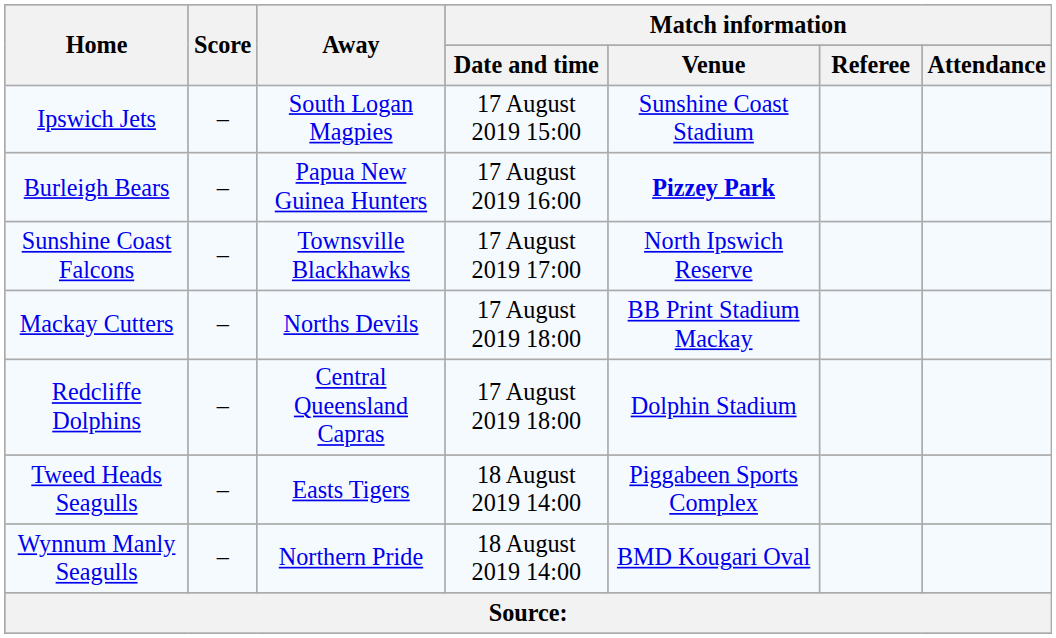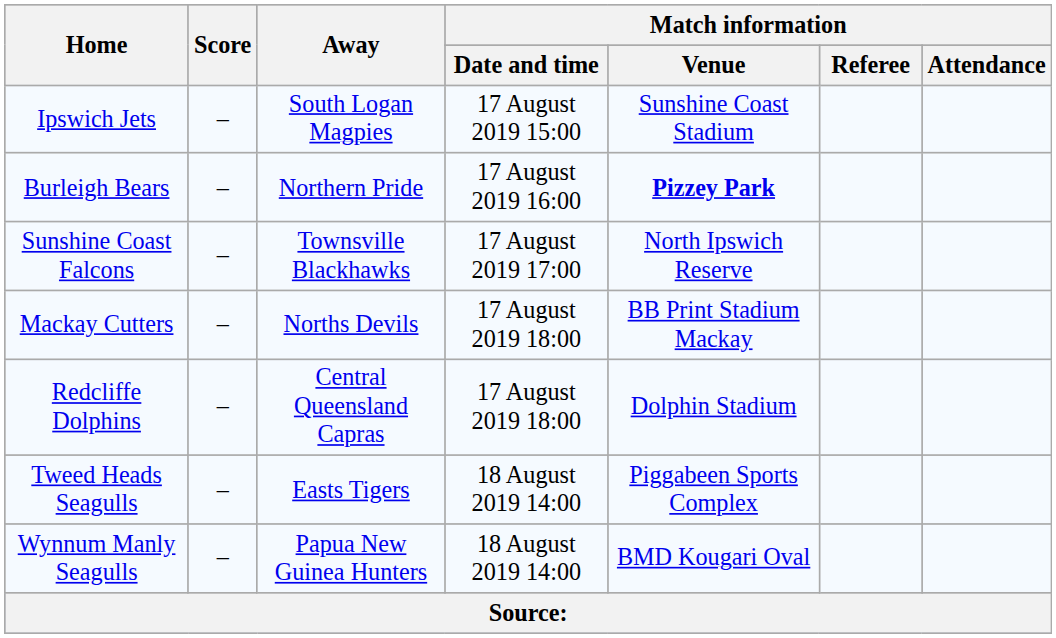(351, 187) Papua New Guinea Hunters -> (351, 187) Northern Pride
(351, 558) Northern Pride -> (351, 558) Papua New Guinea Hunters
